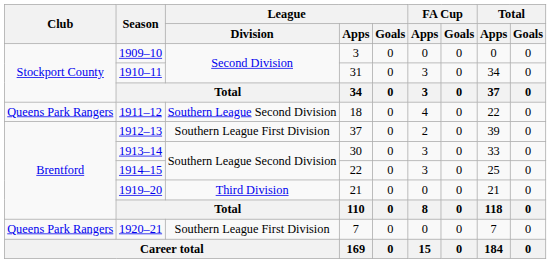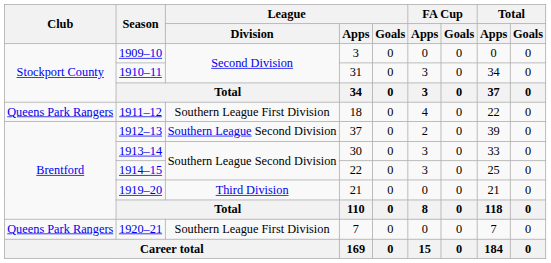(252, 111) Southern League Second Division -> (252, 111) Southern League First Division
(252, 131) Southern League First Division -> (252, 131) Southern League Second Division
